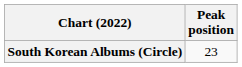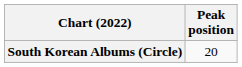(211, 51) 23 -> (211, 51) 20
